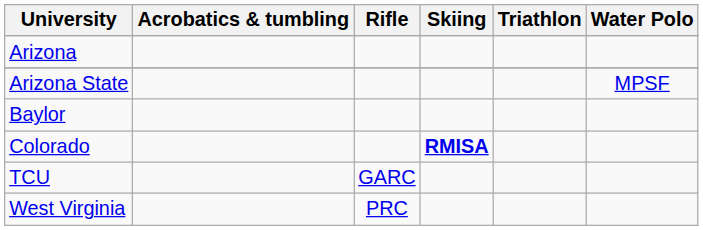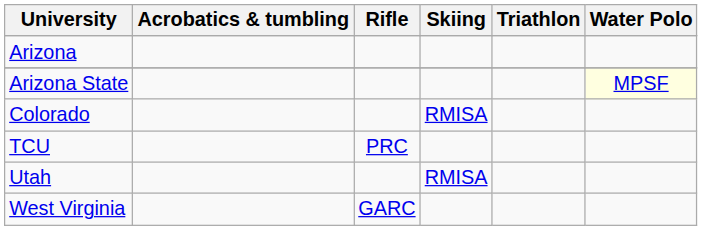(642, 83) no background -> (641, 83) lightyellow background
- row: (37, 114)
(457, 146) bold -> (456, 114) normal
(387, 177) GARC -> (387, 146) PRC
+ row: (30, 177)
(387, 209) PRC -> (387, 209) GARC
